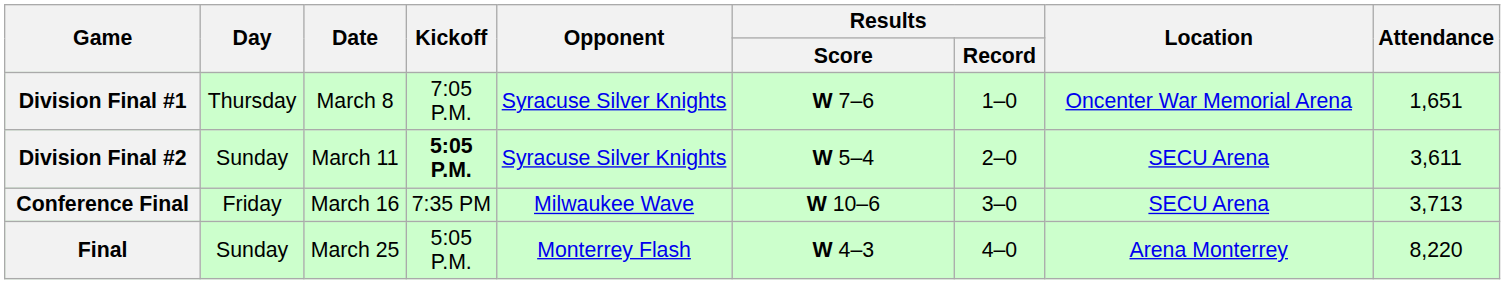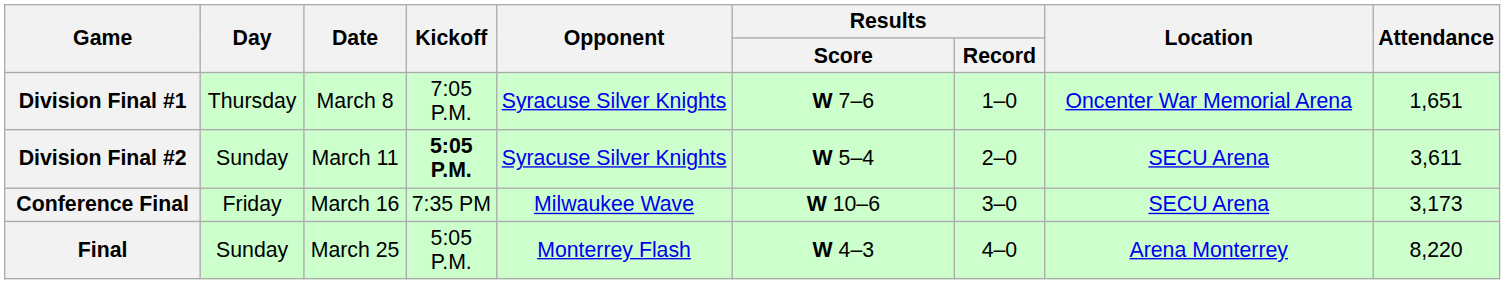(1436, 204) 3,713 -> (1436, 204) 3,173
